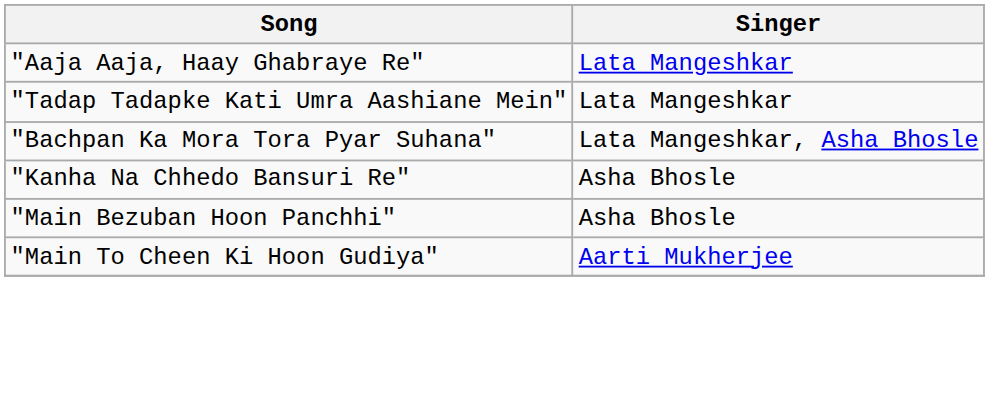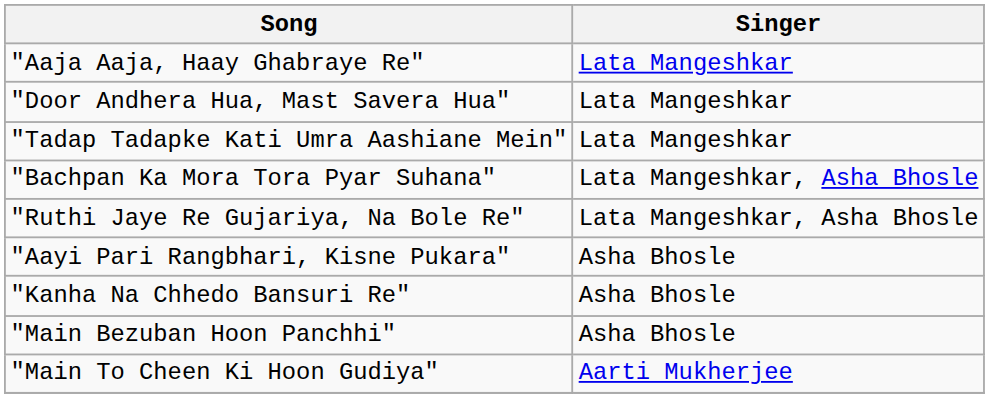+ row: (260, 102)
+ row: (268, 218)
+ row: (260, 257)
